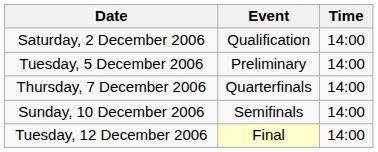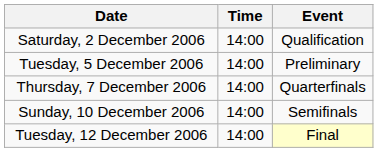columns swapped: (346, 16) <-> (269, 16)
